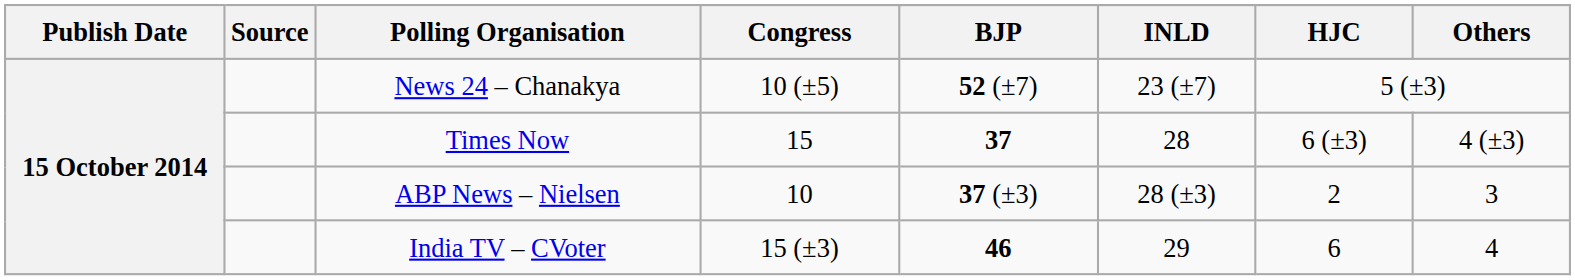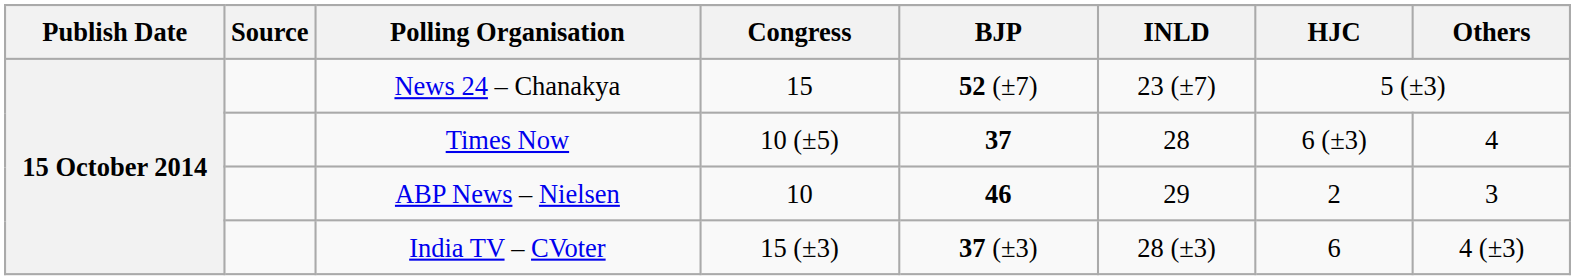(799, 86) 10 (±5) -> (799, 86) 15
(799, 140) 15 -> (799, 140) 10 (±5)
(1492, 140) 4 (±3) -> (1492, 140) 4
(998, 194) 37 (±3) -> (998, 194) 46
(1177, 194) 28 (±3) -> (1177, 194) 29
(998, 248) 46 -> (998, 248) 37 (±3)
(1177, 248) 29 -> (1177, 248) 28 (±3)
(1492, 248) 4 -> (1492, 248) 4 (±3)
